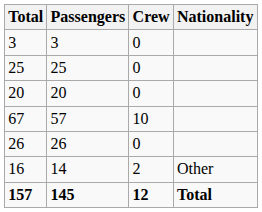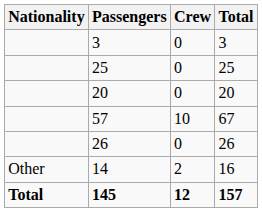columns swapped: (215, 17) <-> (26, 17)
